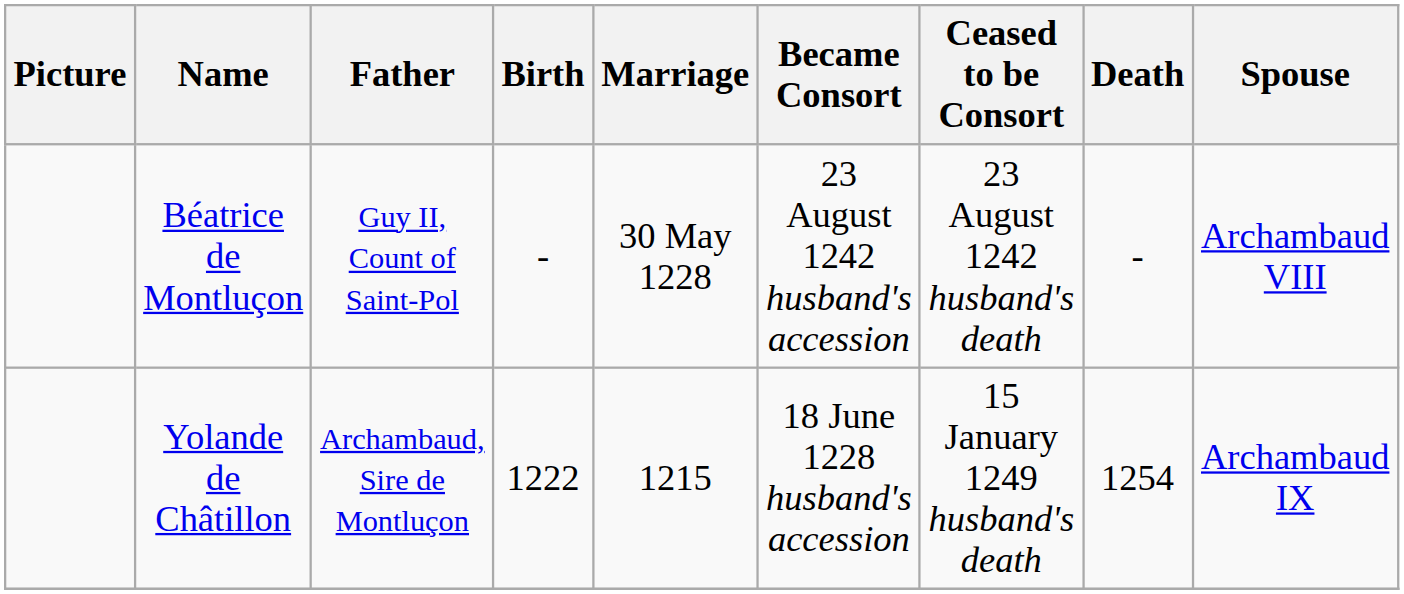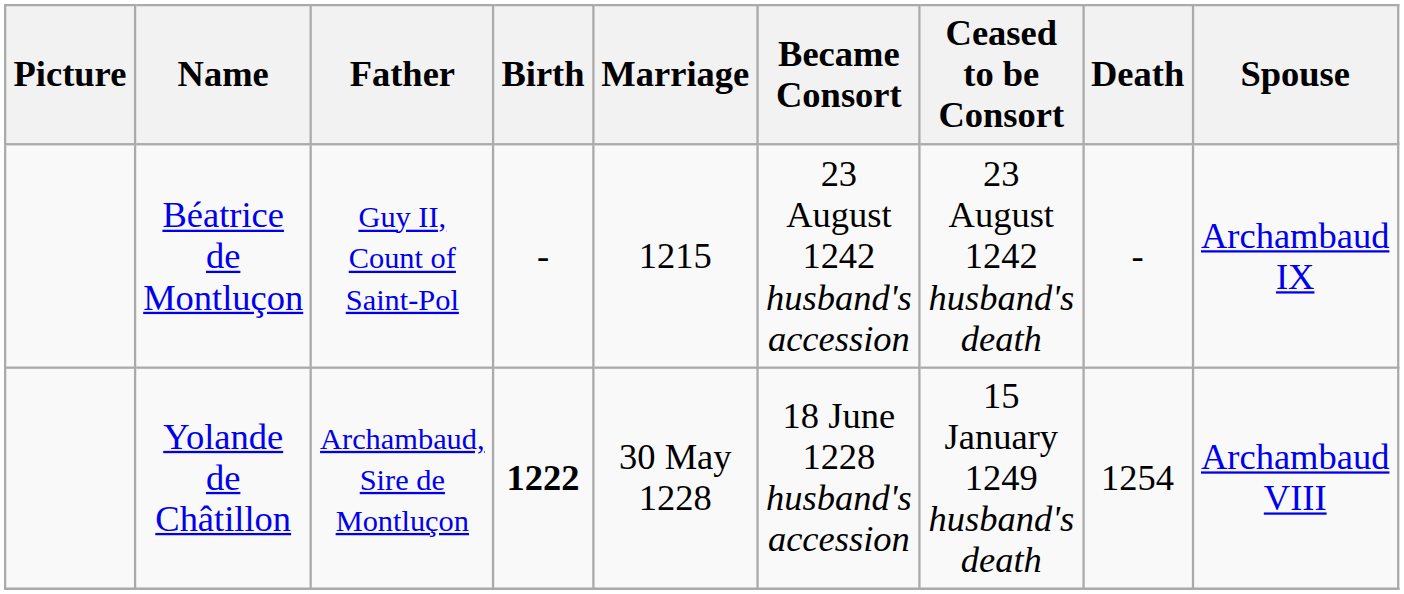(675, 255) 30 May 1228 -> (675, 255) 1215
(1295, 255) Archambaud VIII -> (1295, 255) Archambaud IX
(543, 477) normal -> (543, 477) bold
(675, 477) 1215 -> (675, 477) 30 May 1228
(1295, 477) Archambaud IX -> (1295, 477) Archambaud VIII
